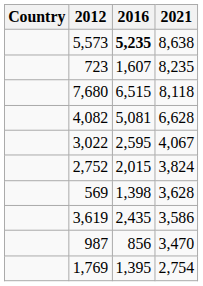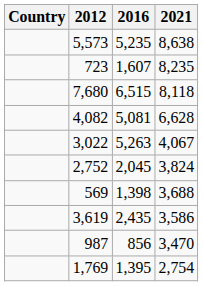(133, 42) bold -> (133, 42) normal
(133, 142) 2,595 -> (133, 142) 5,263
(133, 167) 2,015 -> (133, 167) 2,045
(176, 192) 3,628 -> (176, 192) 3,688
